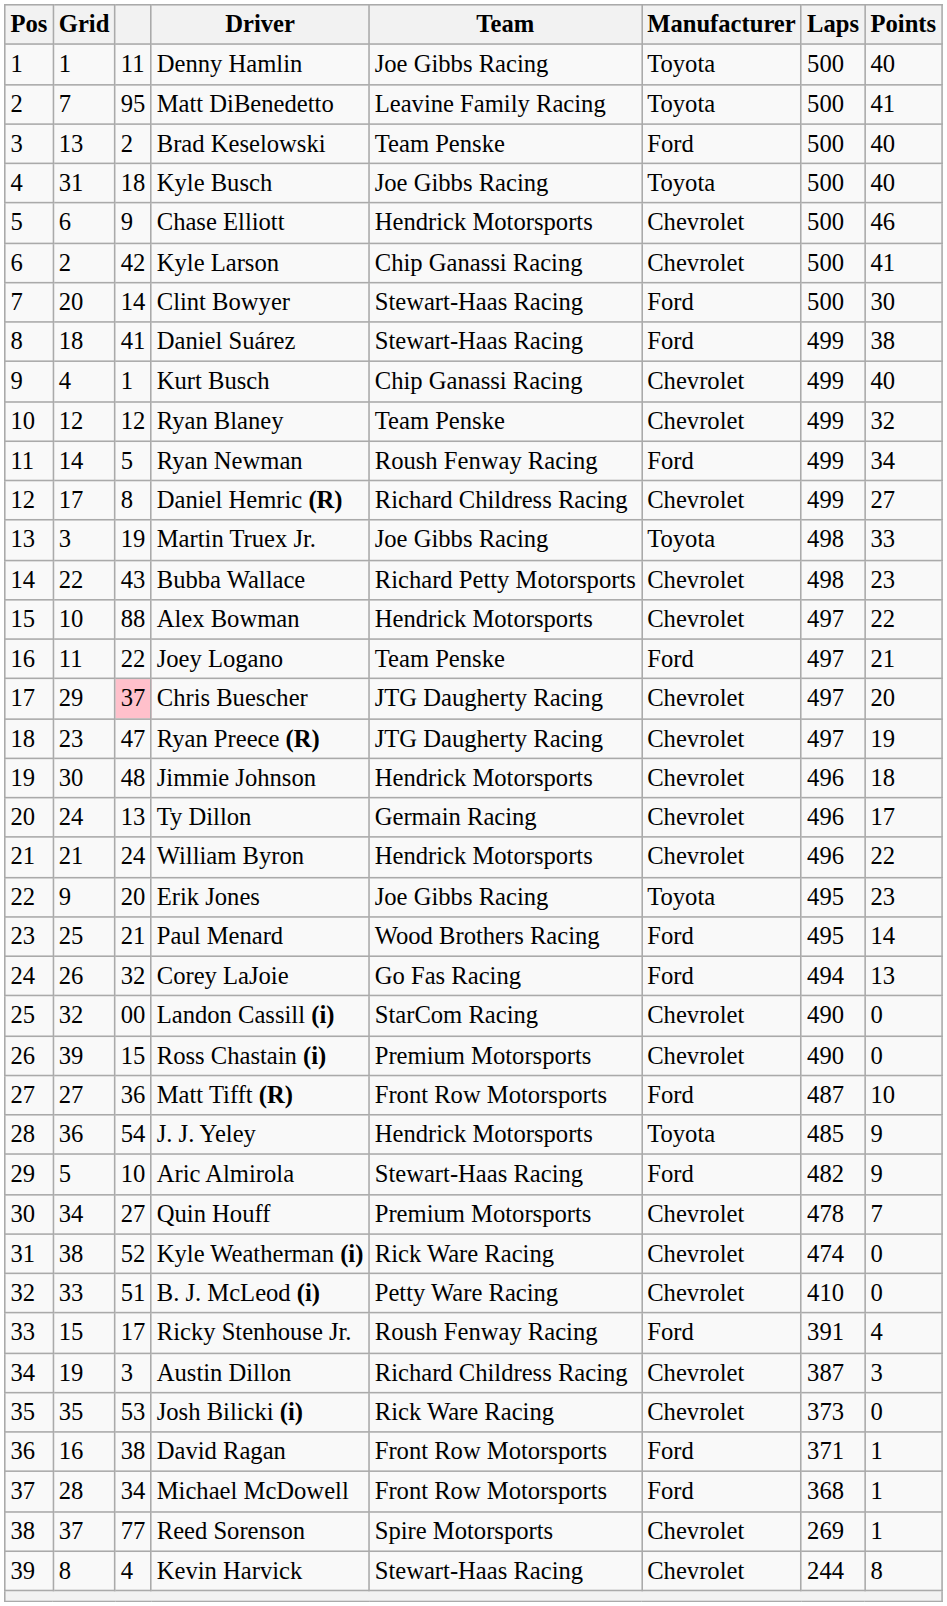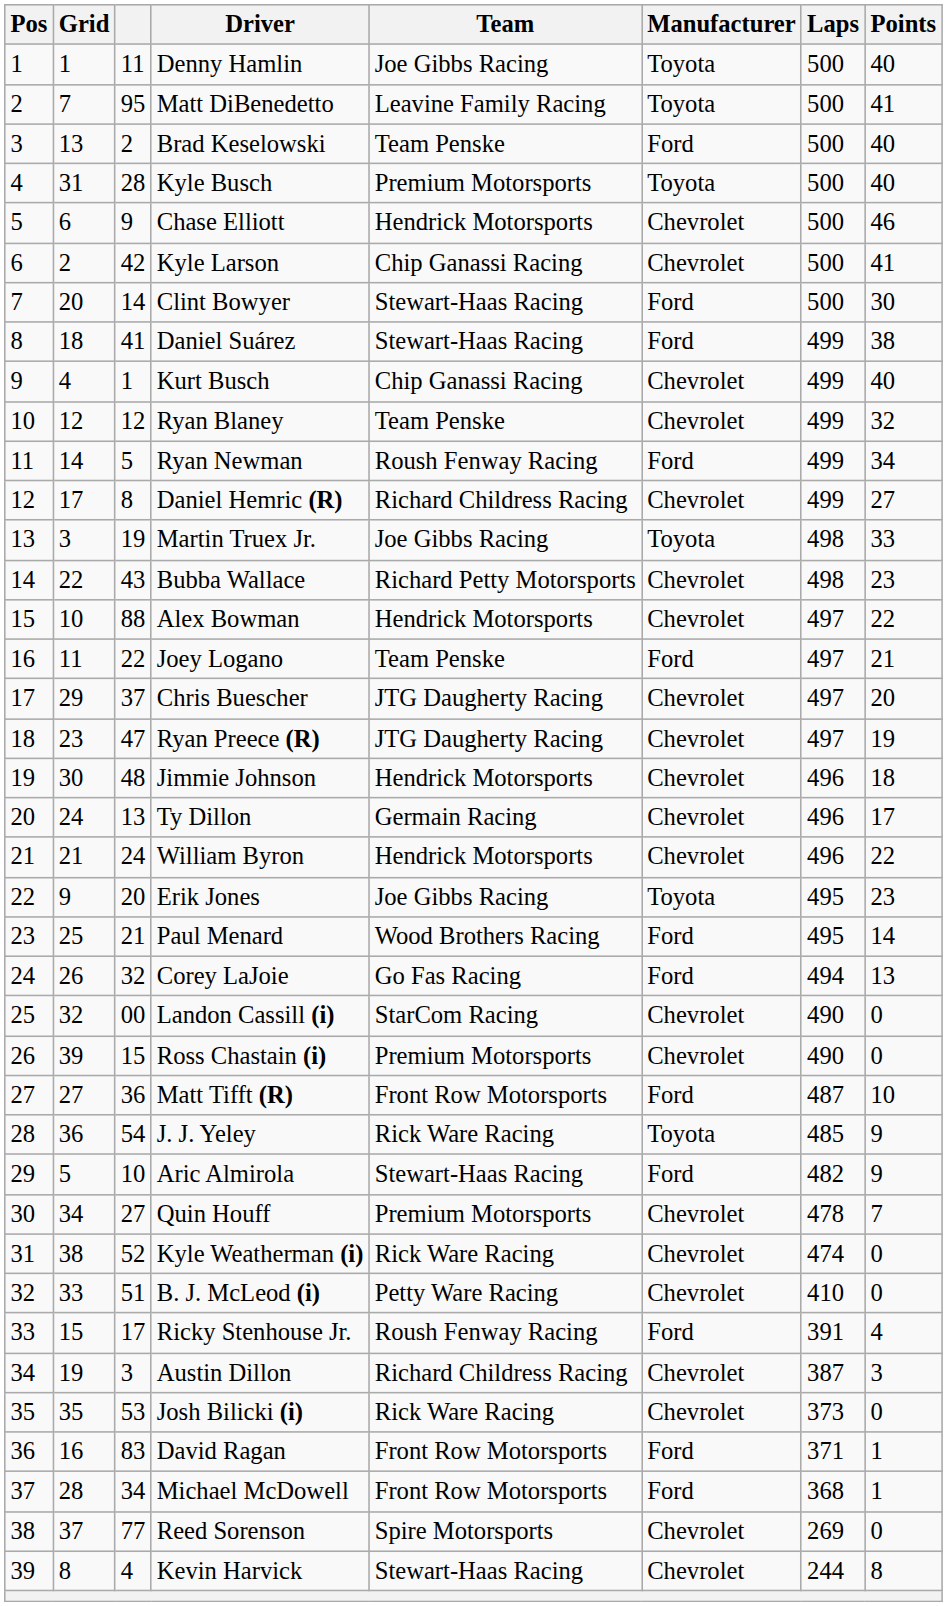(133, 182) 18 -> (133, 182) 28
(462, 182) Joe Gibbs Racing -> (483, 182) Premium Motorsports
(133, 697) pink background -> (133, 697) no background
(484, 1133) Hendrick Motorsports -> (464, 1133) Rick Ware Racing
(133, 1451) 38 -> (133, 1451) 83
(877, 1530) 1 -> (877, 1530) 0
